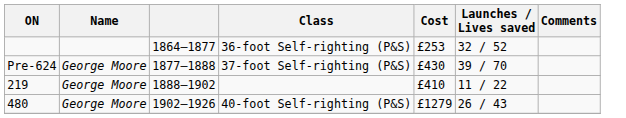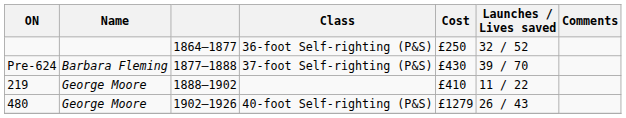(431, 47) £253 -> (452, 47) £250
(104, 66) George Moore -> (115, 66) Barbara Fleming
